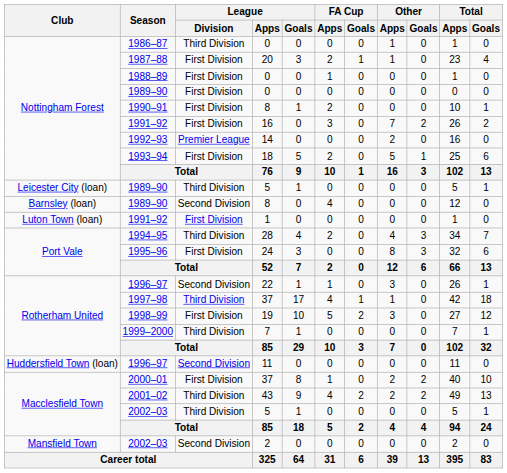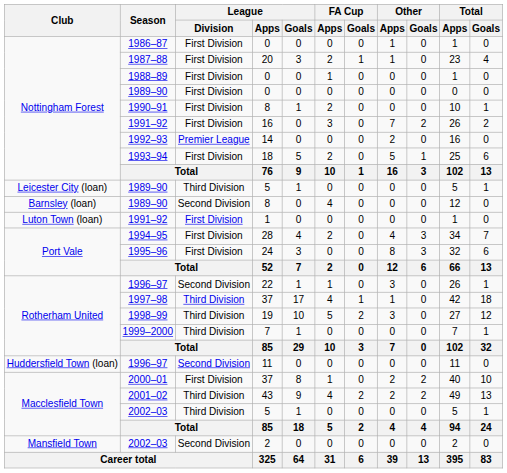(214, 44) Third Division -> (214, 44) First Division
(214, 236) Third Division -> (214, 236) First Division
(214, 316) First Division -> (214, 316) Third Division
